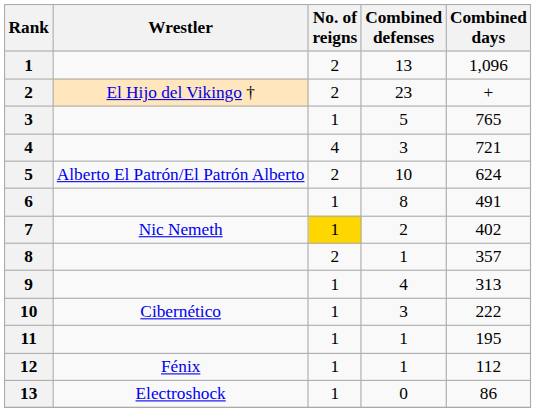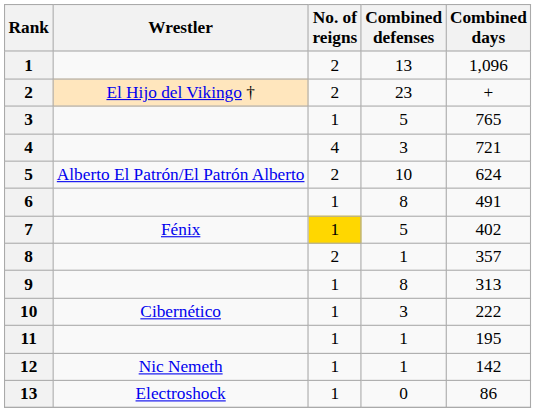(181, 229) Nic Nemeth -> (181, 229) Fénix
(404, 229) 2 -> (404, 229) 5
(404, 284) 4 -> (404, 284) 8
(181, 366) Fénix -> (181, 366) Nic Nemeth
(488, 366) 112 -> (488, 366) 142
